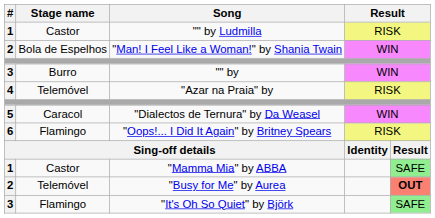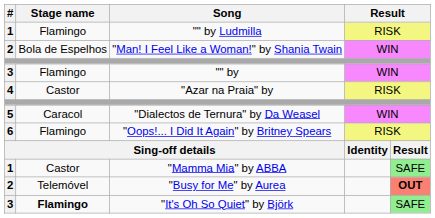(63, 31) Castor -> (63, 31) Flamingo
(63, 72) Burro -> (63, 72) Flamingo
(63, 90) Telemóvel -> (63, 90) Castor
(63, 204) normal -> (63, 204) bold
